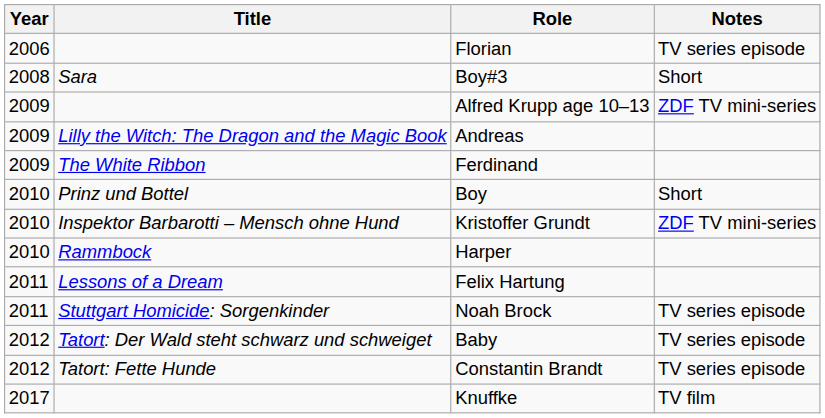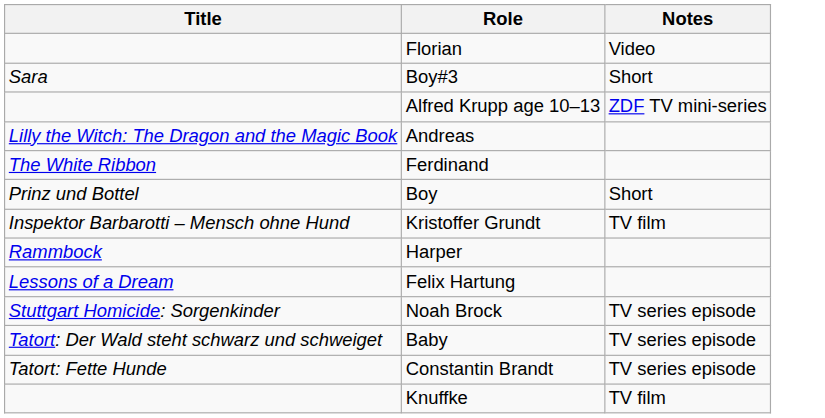- column: (29, 19)
(732, 48) TV series episode -> (632, 48) Video
(737, 223) ZDF TV mini-series -> (637, 223) TV film
